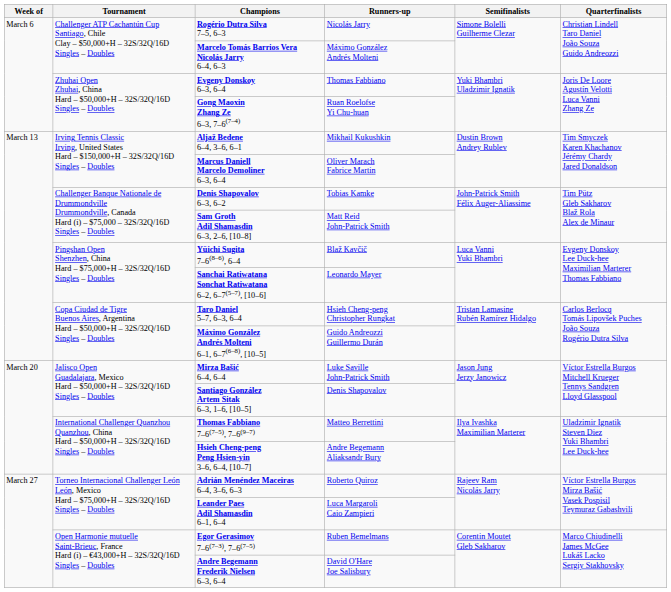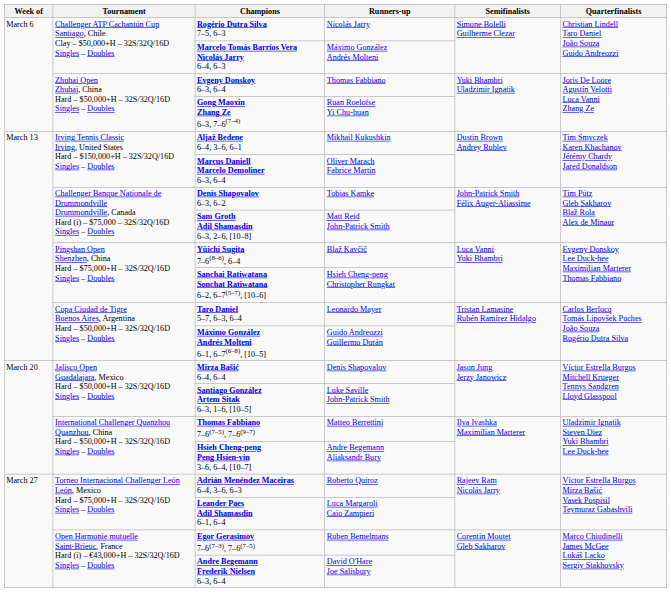(354, 274) Leonardo Mayer -> (361, 279) Hsieh Cheng-peng Christopher Rungkat
(361, 314) Hsieh Cheng-peng Christopher Rungkat -> (354, 309) Leonardo Mayer
(358, 371) Luke Saville John-Patrick Smith -> (357, 367) Denis Shapovalov
(357, 390) Denis Shapovalov -> (358, 394) Luke Saville John-Patrick Smith
